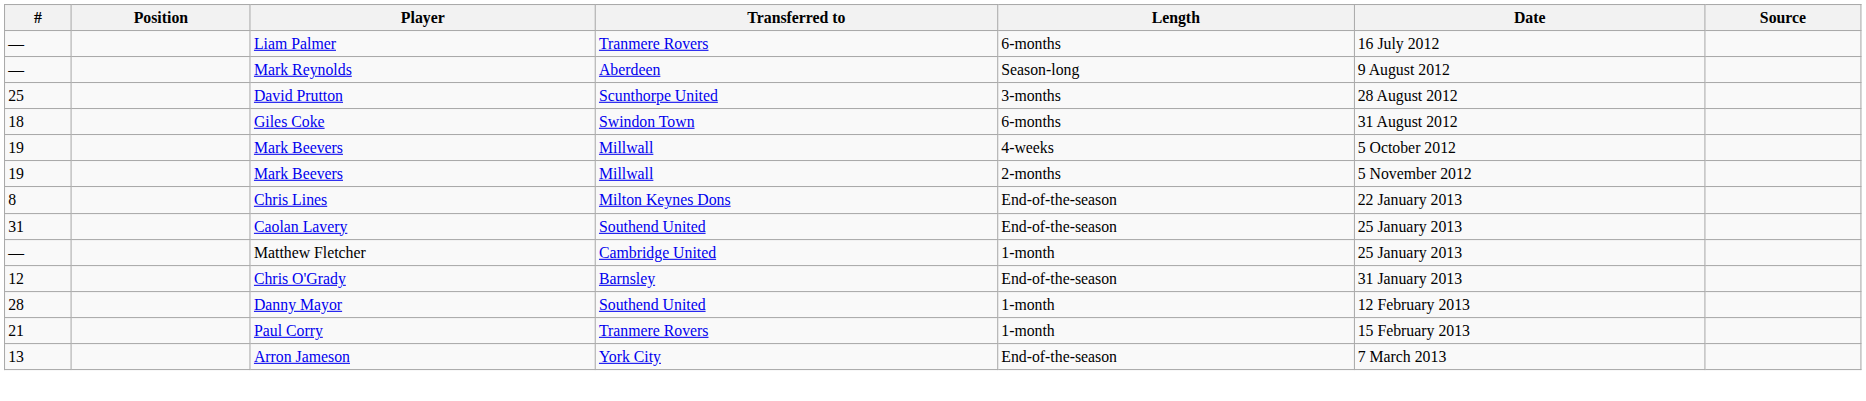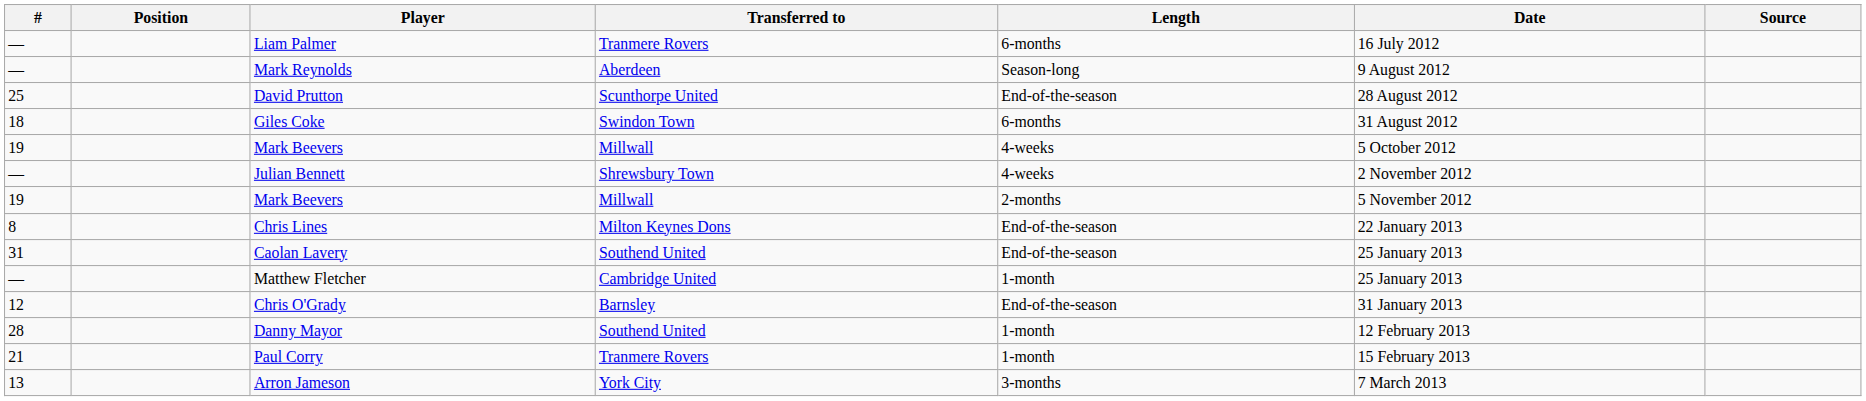(1031, 95) 3-months -> (1059, 95) End-of-the-season
+ row: (299, 174)
(1059, 356) End-of-the-season -> (1031, 382) 3-months
